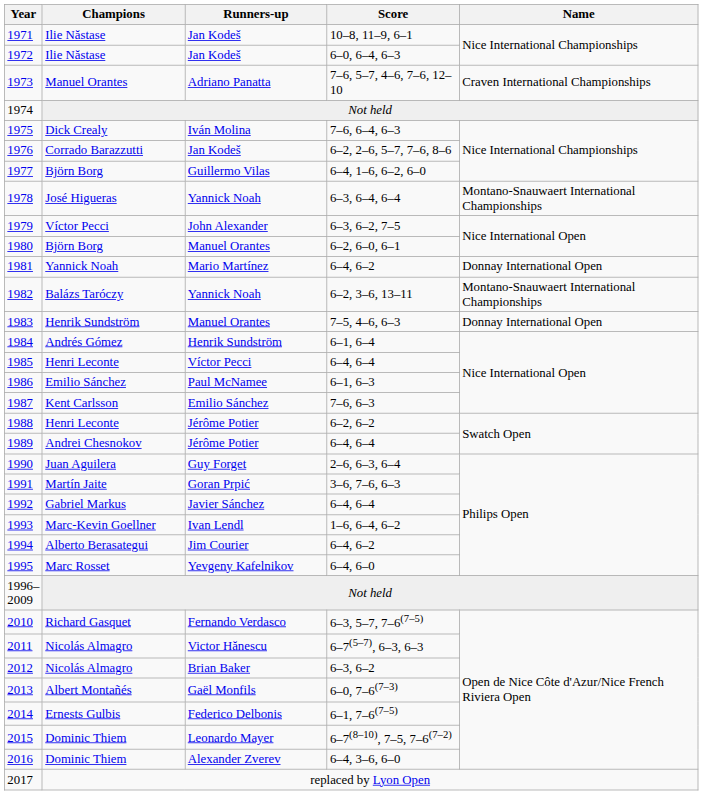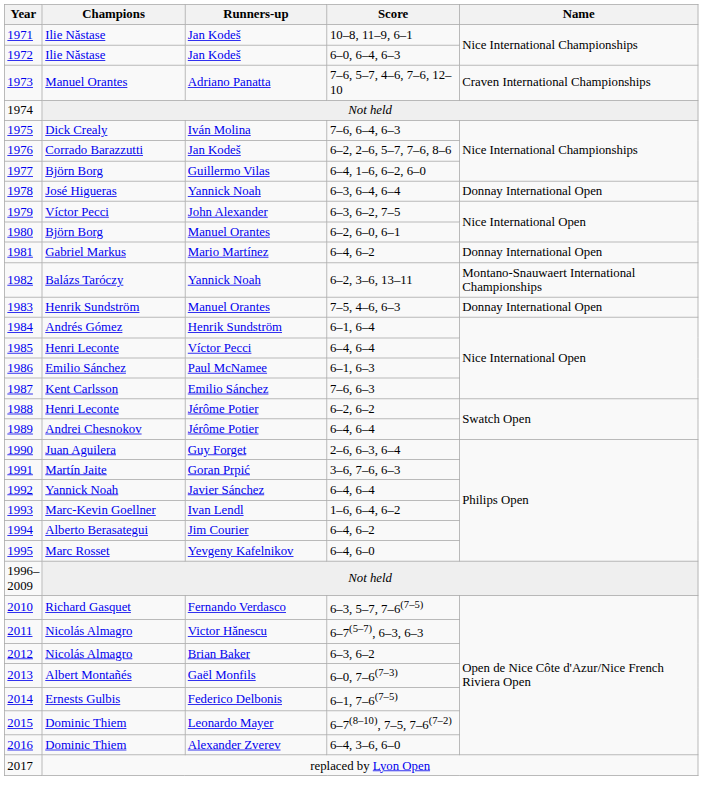(549, 198) Montano-Snauwaert International Championships -> (532, 191) Donnay International Open
(82, 266) Yannick Noah -> (86, 252) Gabriel Markus
(86, 504) Gabriel Markus -> (82, 490) Yannick Noah
